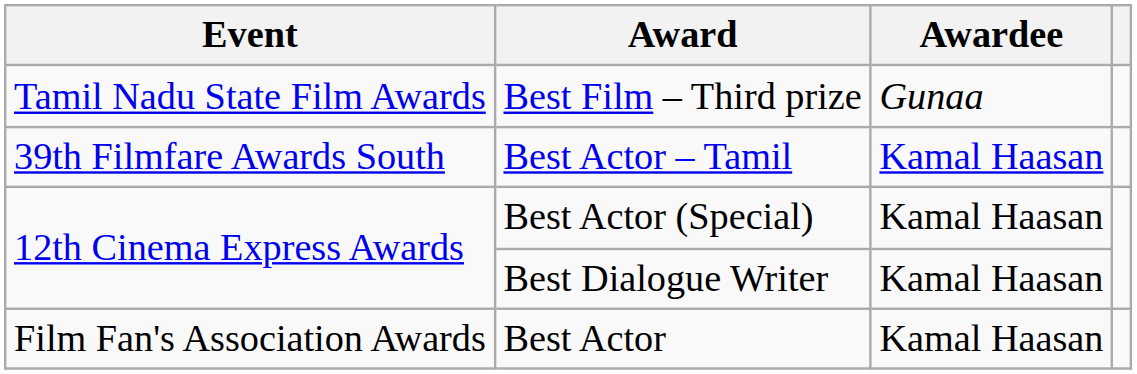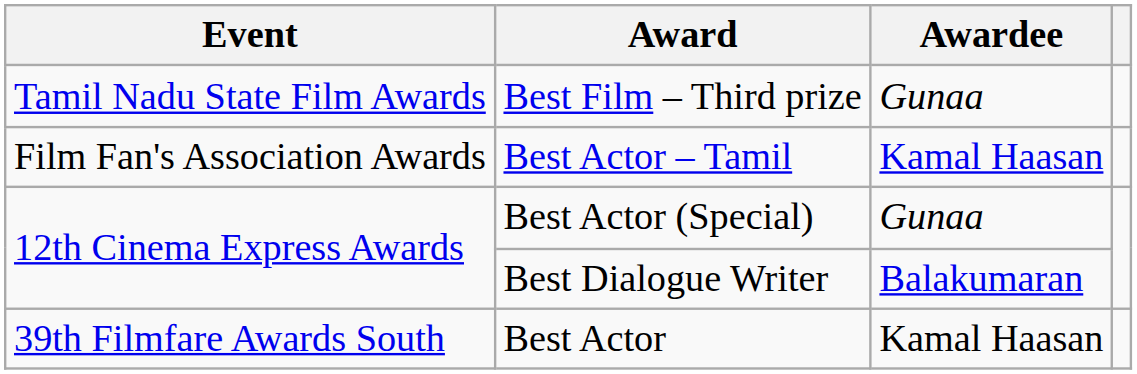(229, 156) 39th Filmfare Awards South -> (250, 156) Film Fan's Association Awards
(991, 216) Kamal Haasan -> (931, 216) Gunaa
(991, 277) Kamal Haasan -> (981, 277) Balakumaran
(250, 338) Film Fan's Association Awards -> (229, 338) 39th Filmfare Awards South
